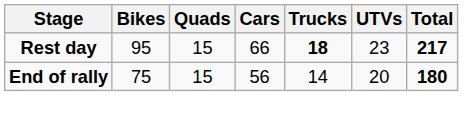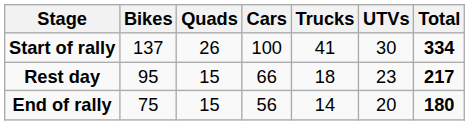+ row: (62, 47)
(318, 47) bold -> (325, 76) normal
